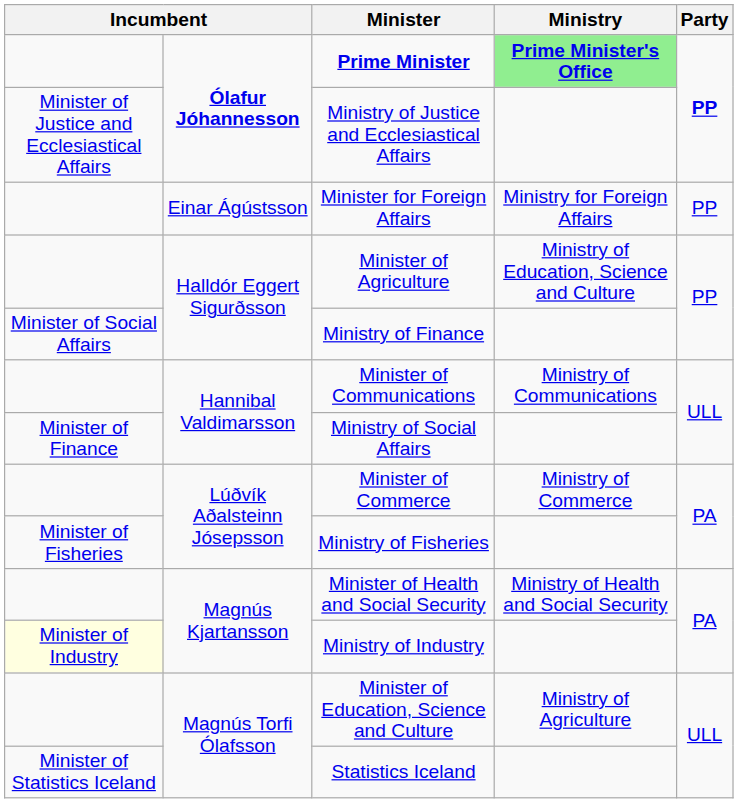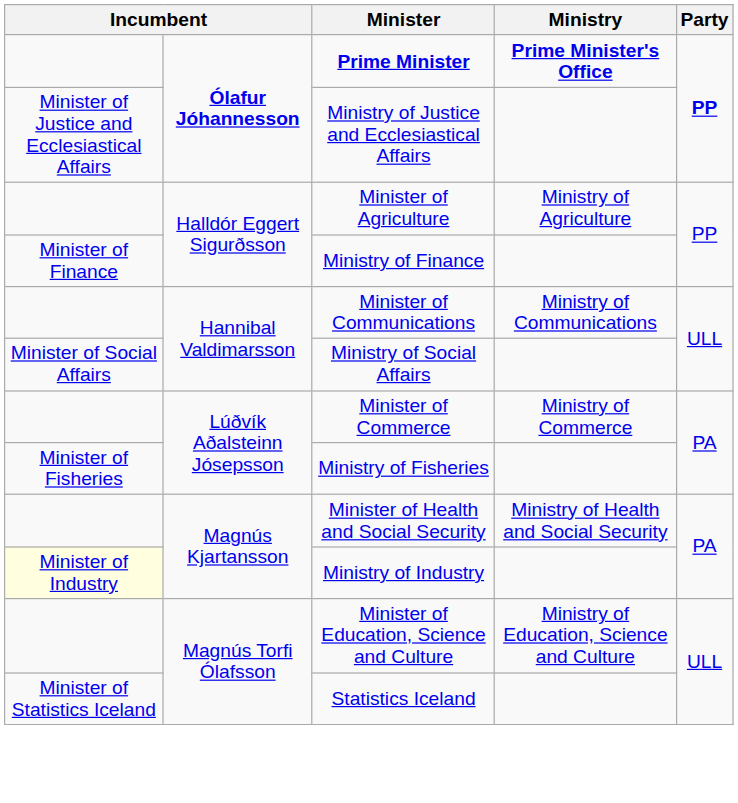(585, 60) lightgreen background -> (585, 60) no background
- row: (404, 208)
(585, 271) Ministry of Education, Science and Culture -> (585, 208) Ministry of Agriculture
(84, 333) Minister of Social Affairs -> (84, 260) Minister of Finance
(84, 438) Minister of Finance -> (84, 364) Minister of Social Affairs
(585, 709) Ministry of Agriculture -> (585, 635) Ministry of Education, Science and Culture
